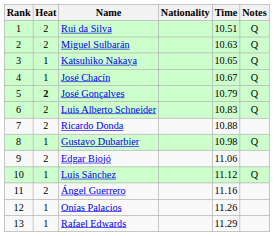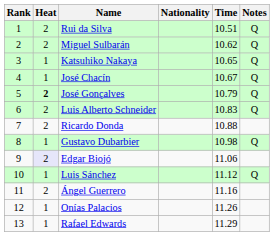(226, 45) 10.63 -> (226, 45) 10.62
(46, 158) no background -> (46, 158) lavender background
